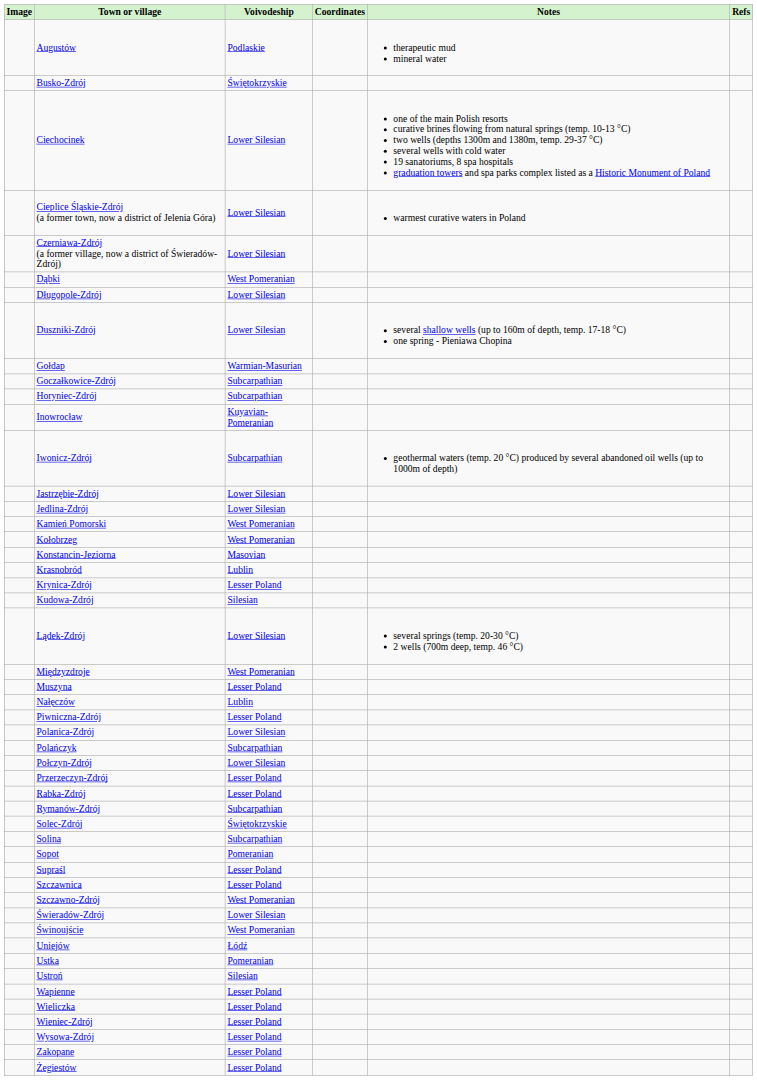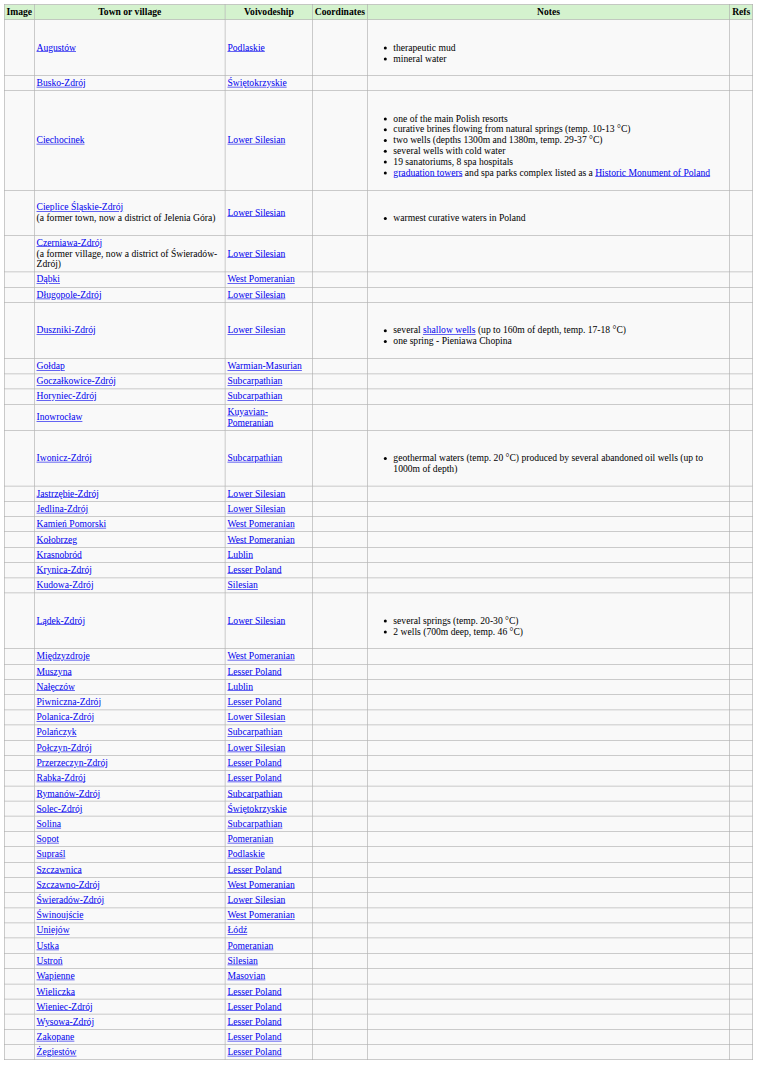- row: (76, 554)
(255, 869) Lesser Poland -> (246, 854) Podlaskie
(255, 991) Lesser Poland -> (246, 976) Masovian
